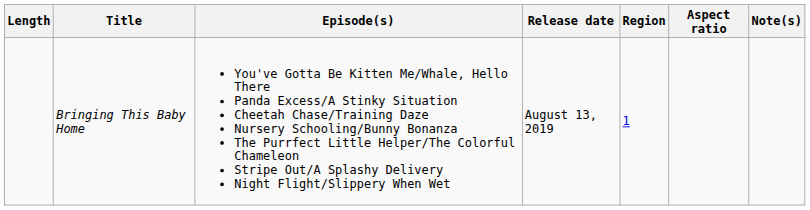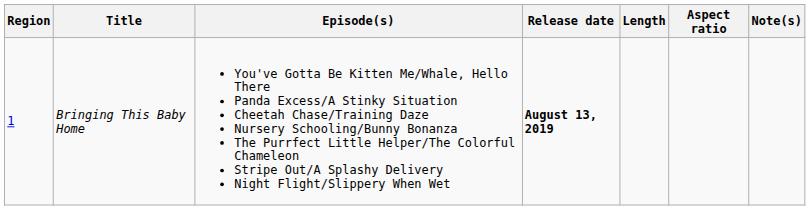columns swapped: (644, 21) <-> (29, 21)
(561, 122) normal -> (561, 122) bold
